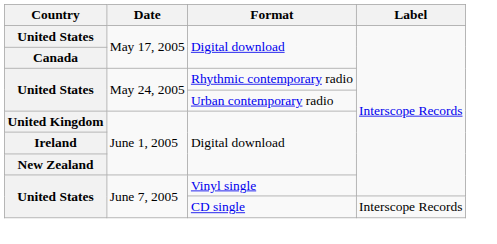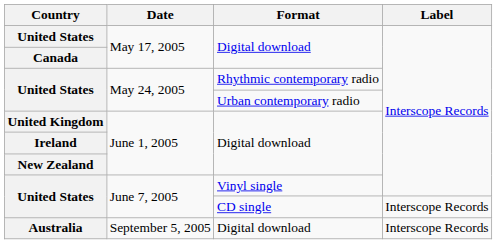+ row: (160, 228)
